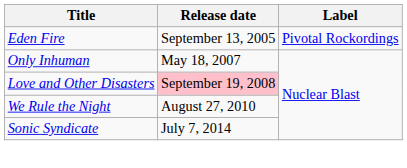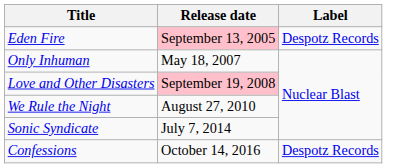(218, 38) no background -> (218, 38) pink background
(340, 38) Pivotal Rockordings -> (330, 38) Despotz Records
+ row: (42, 151)
